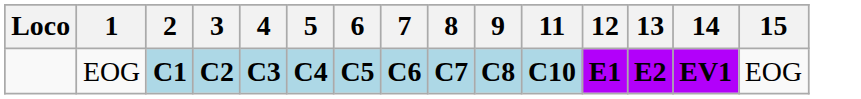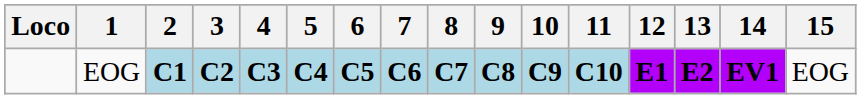+ column: (545, 26)
